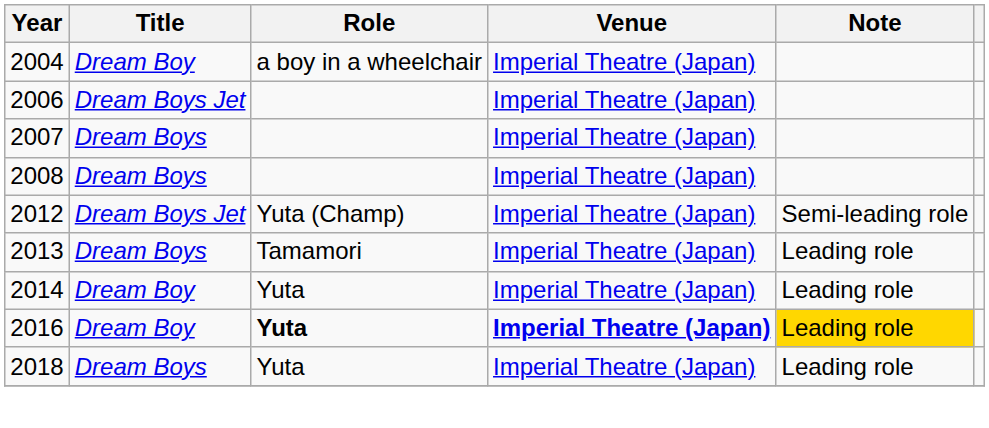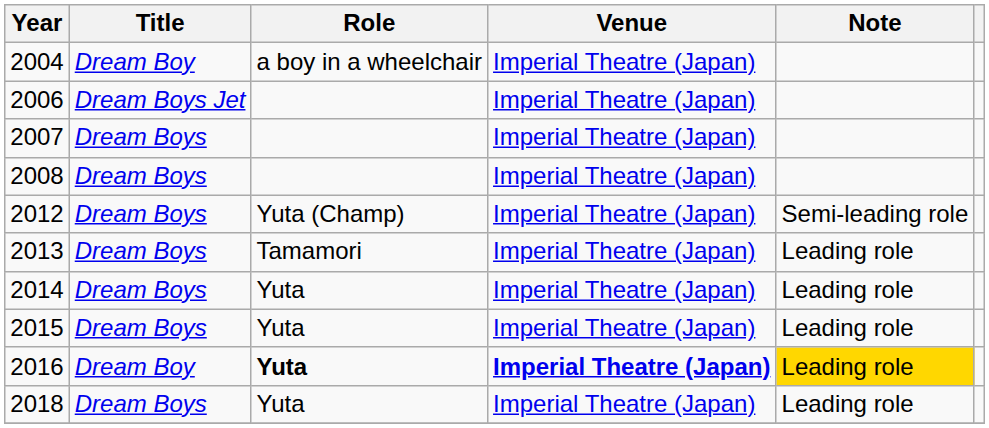(160, 213) Dream Boys Jet -> (141, 213) Dream Boys
(135, 289) Dream Boy -> (141, 289) Dream Boys
+ row: (37, 328)
